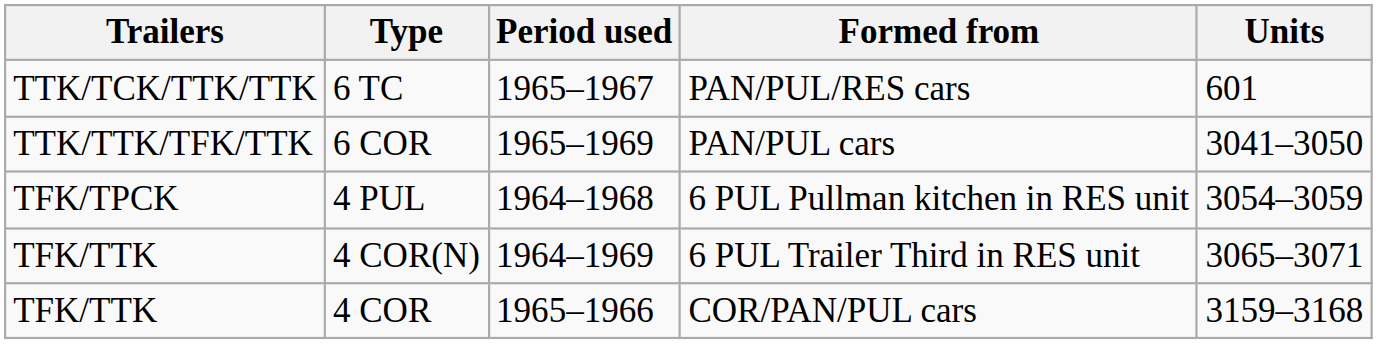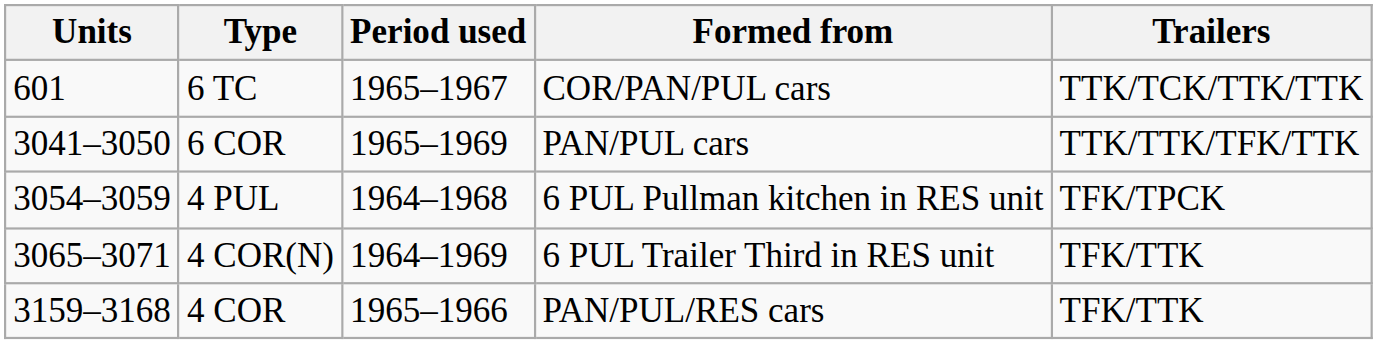columns swapped: (1284, 32) <-> (165, 32)
(829, 87) PAN/PUL/RES cars -> (687, 87) COR/PAN/PUL cars
(833, 310) COR/PAN/PUL cars -> (683, 310) PAN/PUL/RES cars
